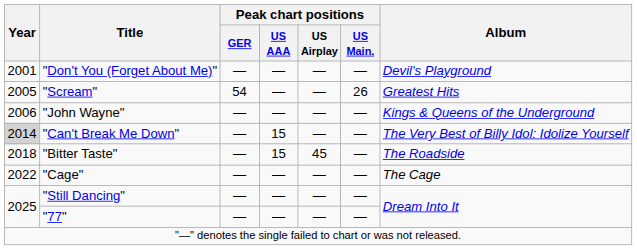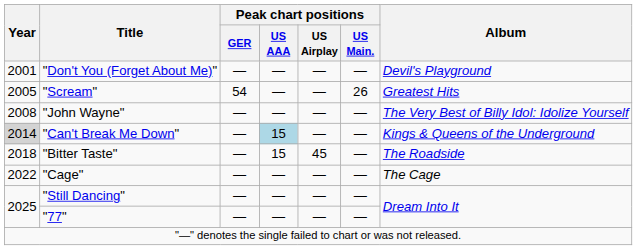(22, 112) 2006 -> (22, 112) 2008
(489, 112) Kings & Queens of the Underground -> (506, 112) The Very Best of Billy Idol: Idolize Yourself
(278, 133) no background -> (278, 133) lightblue background
(506, 133) The Very Best of Billy Idol: Idolize Yourself -> (489, 133) Kings & Queens of the Underground
